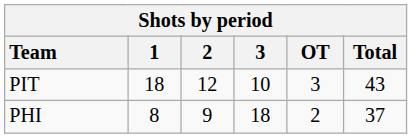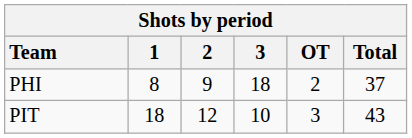rows swapped: (24, 84) <-> (26, 116)
